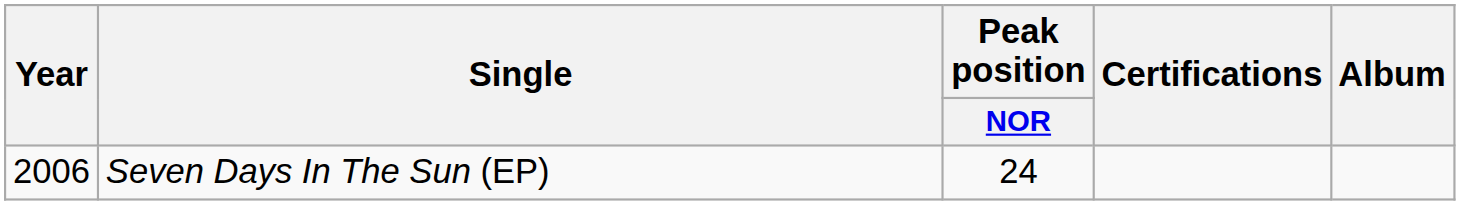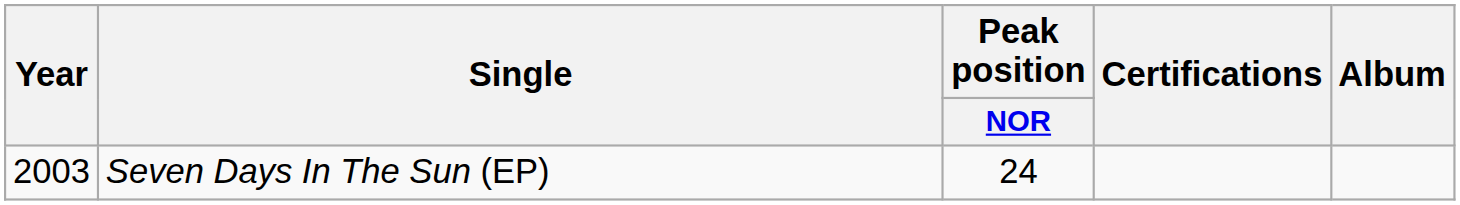(51, 171) 2006 -> (51, 171) 2003
